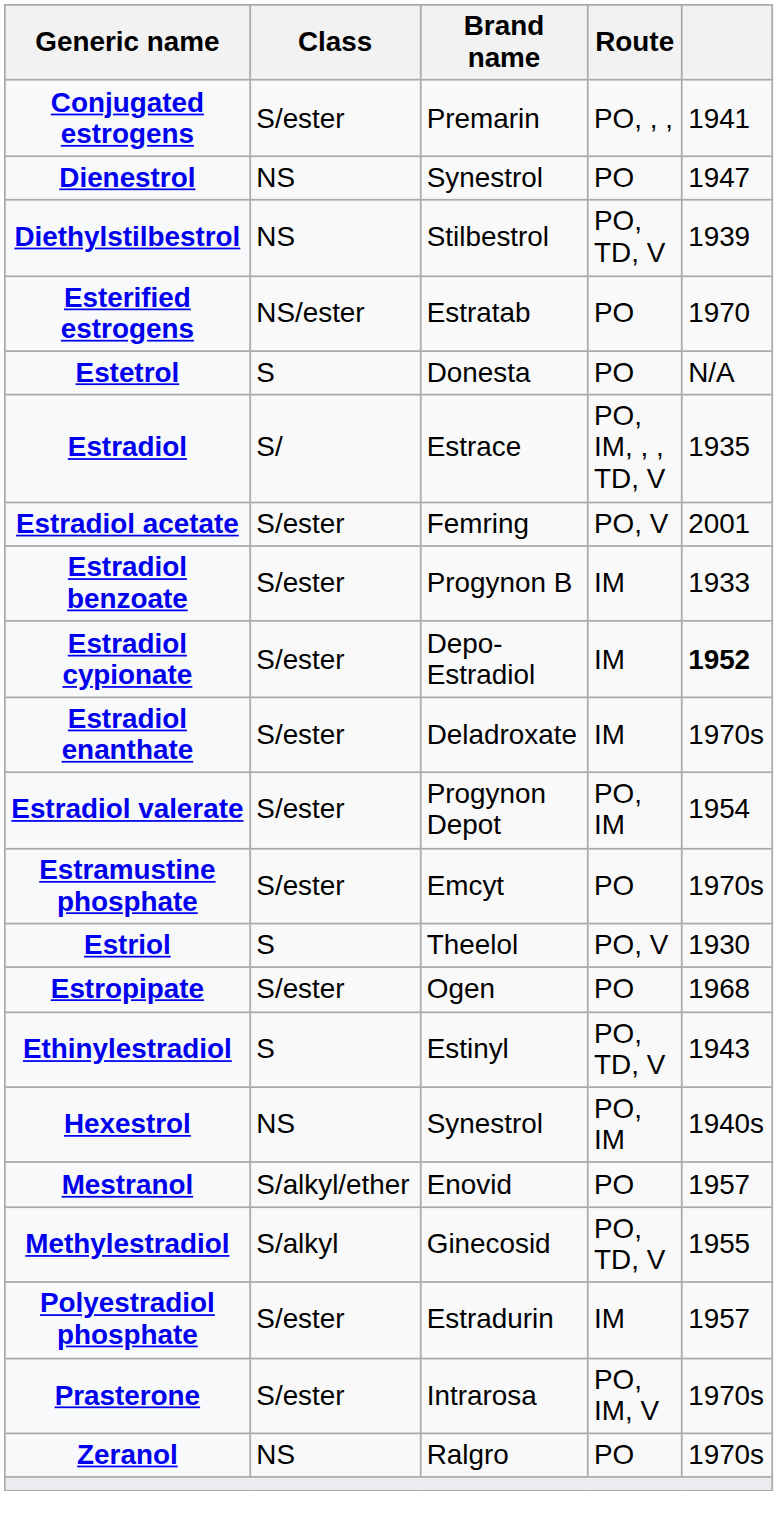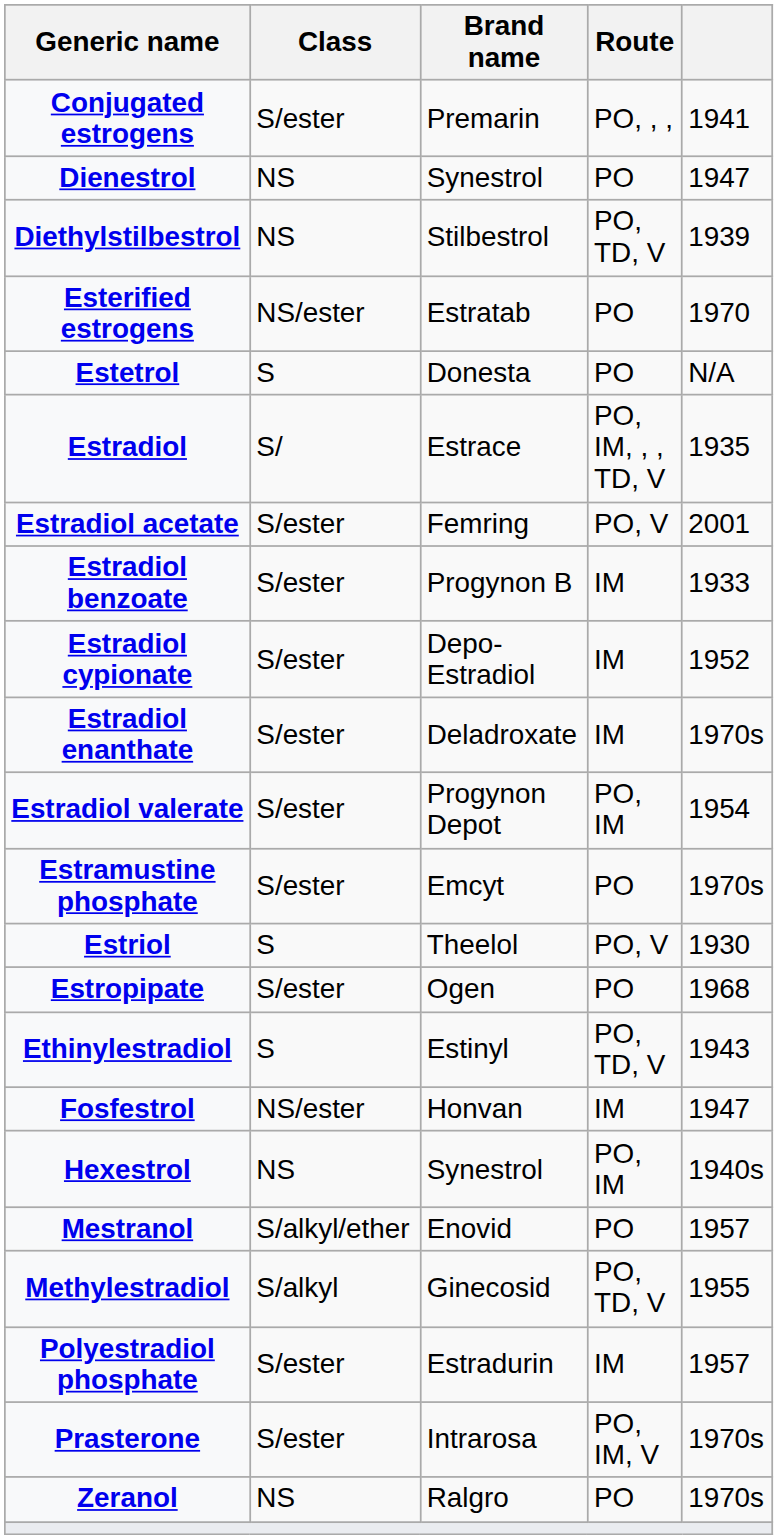(719, 658) bold -> (719, 658) normal
+ row: (127, 1108)
